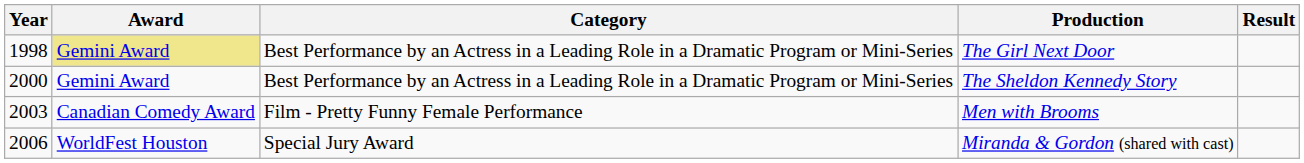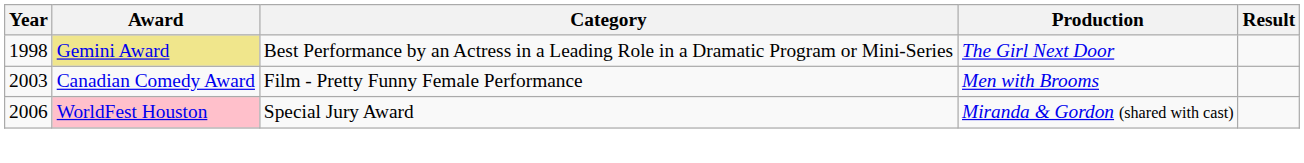- row: (1069, 81)
(132, 142) no background -> (132, 111) pink background
